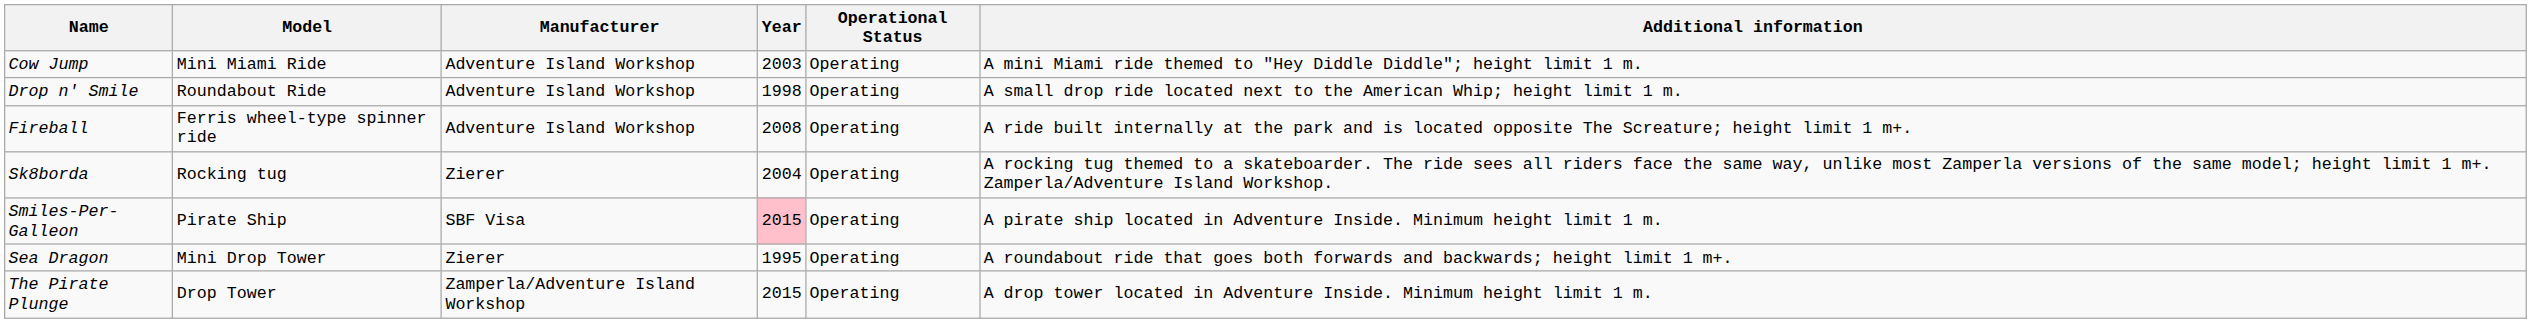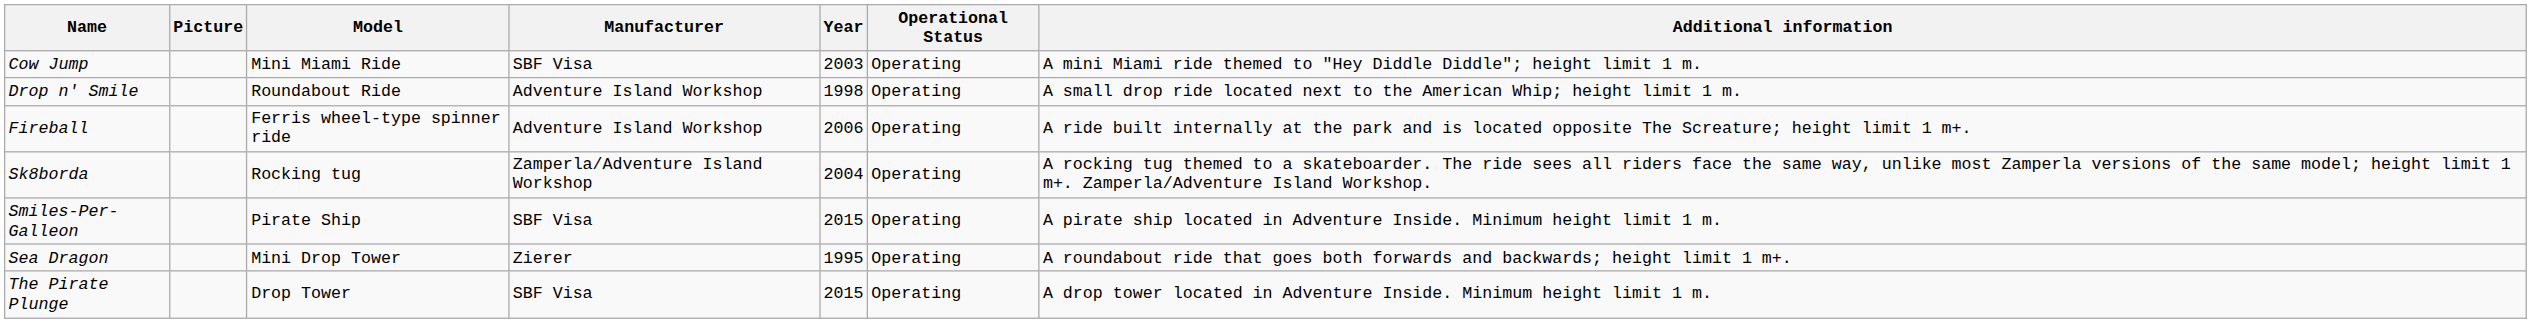+ column: (208, 28)
(570, 65) Adventure Island Workshop -> (553, 65) SBF Visa
(782, 128) 2008 -> (843, 128) 2006
(475, 175) Zierer -> (638, 175) Zamperla/Adventure Island Workshop
(782, 221) pink background -> (843, 221) no background
(570, 294) Zamperla/Adventure Island Workshop -> (553, 294) SBF Visa
